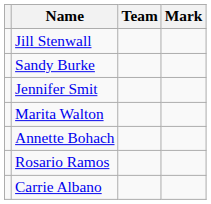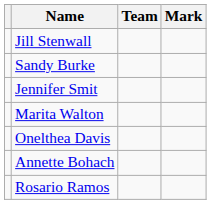+ row: (63, 138)
- row: (58, 187)
